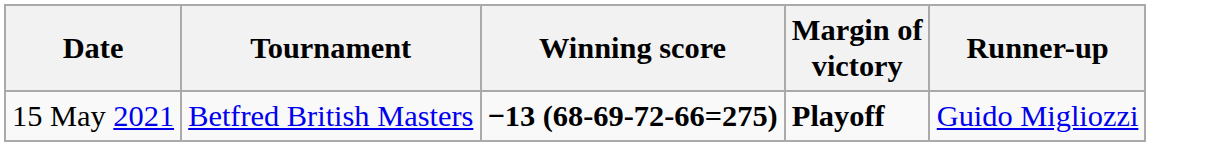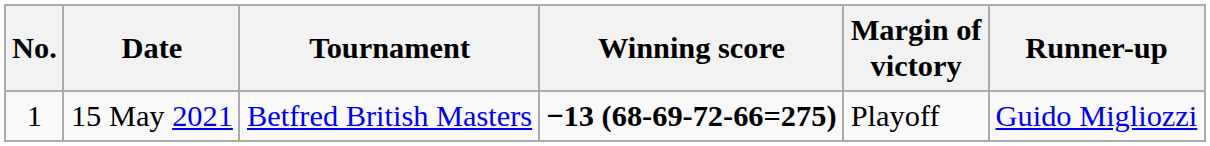+ column: (34, 47)
(838, 115) bold -> (895, 115) normal
